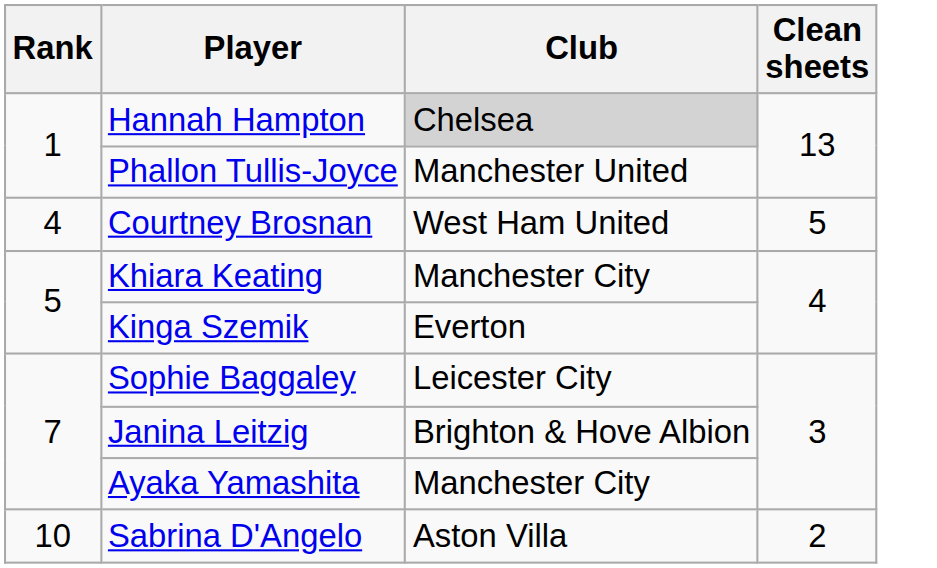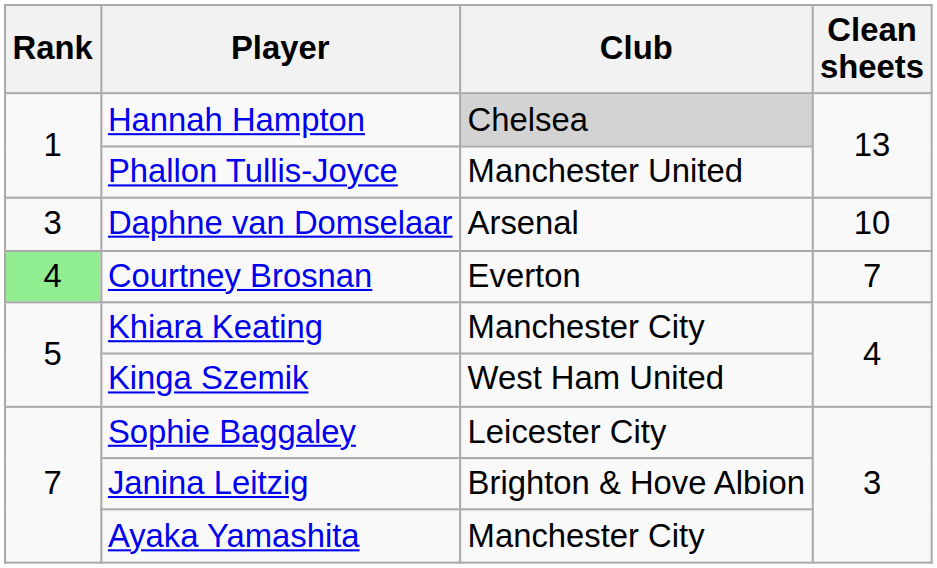+ row: (280, 223)
(53, 223) no background -> (53, 275) lightgreen background
(541, 223) West Ham United -> (524, 275) Everton
(817, 223) 5 -> (872, 275) 7
(469, 327) Everton -> (596, 379) West Ham United
- row: (235, 535)
